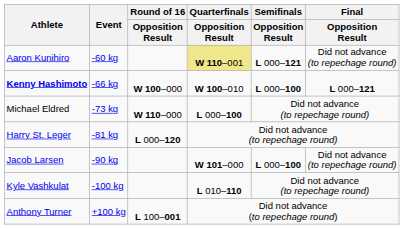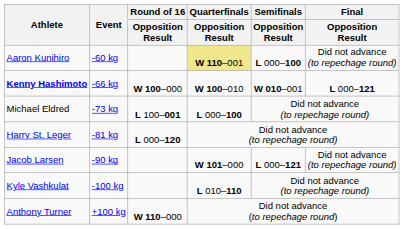(278, 63) L 000–121 -> (278, 63) L 000–100
(278, 89) L 000–100 -> (278, 89) W 010–001
(158, 115) W 110–000 -> (158, 115) L 100–001
(278, 166) L 000–100 -> (278, 166) L 000–121
(158, 217) L 100–001 -> (158, 217) W 110–000
